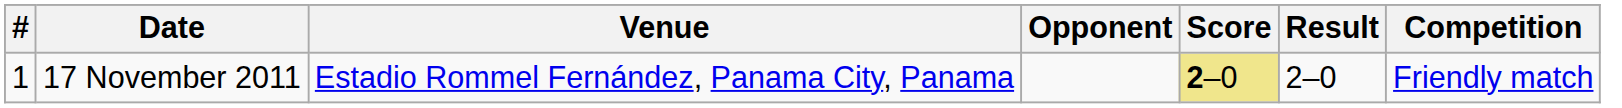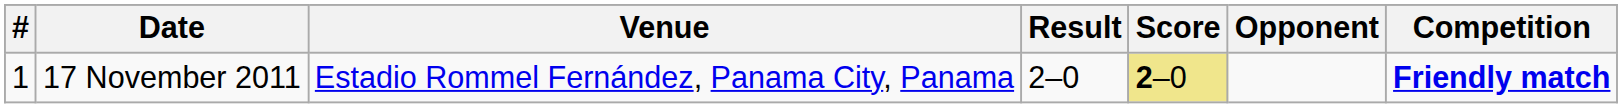columns swapped: (1100, 28) <-> (1332, 28)
(1493, 77) normal -> (1502, 77) bold
